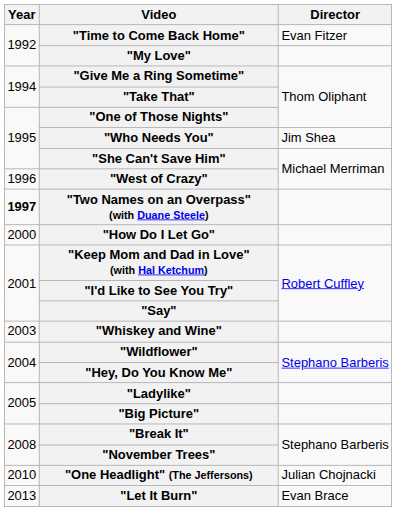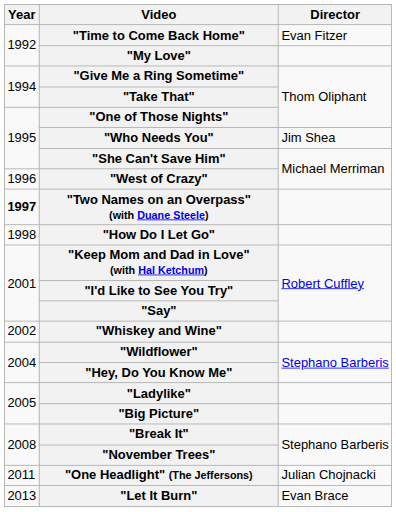(22, 234) 2000 -> (22, 234) 1998
(22, 331) 2003 -> (22, 331) 2002
(22, 475) 2010 -> (21, 475) 2011
